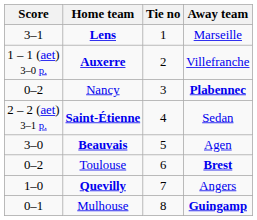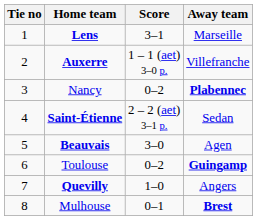columns swapped: (163, 14) <-> (33, 14)
(218, 165) Brest -> (218, 165) Guingamp
(218, 205) Guingamp -> (218, 205) Brest
